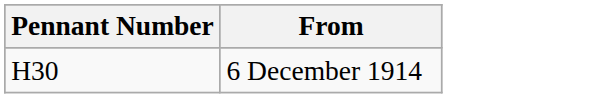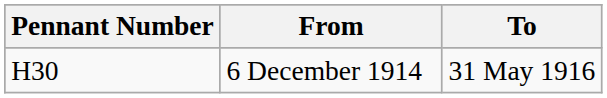+ column: (522, 26)
